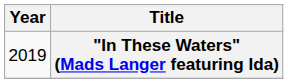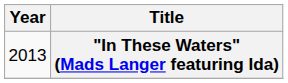(28, 54) 2019 -> (28, 54) 2013
